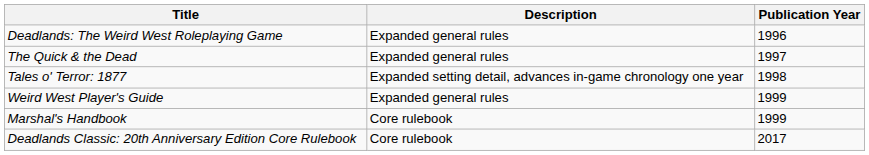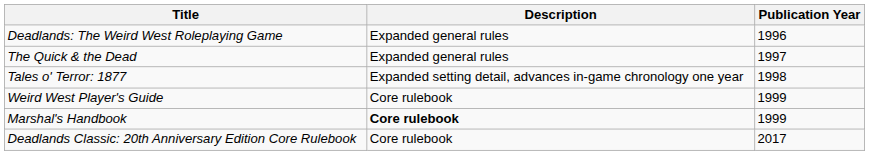(439, 98) Expanded general rules -> (411, 98) Core rulebook
(411, 118) normal -> (414, 118) bold
